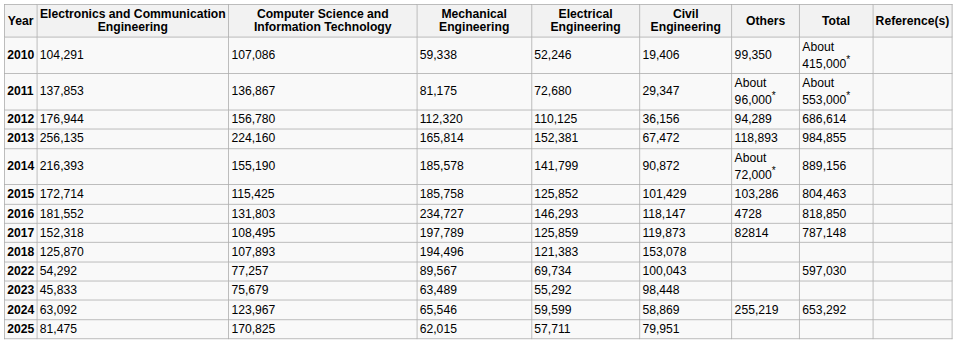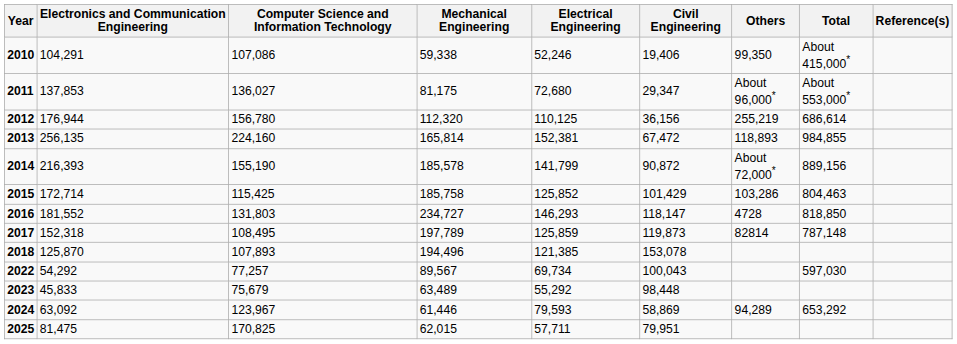(253, 91) 136,867 -> (253, 91) 136,027
(753, 119) 94,289 -> (757, 119) 255,219
(556, 252) 121,383 -> (556, 252) 121,385
(438, 310) 65,546 -> (438, 310) 61,446
(553, 310) 59,599 -> (553, 310) 79,593
(757, 310) 255,219 -> (753, 310) 94,289
